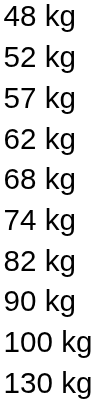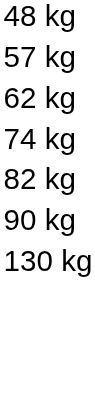- row: (40, 57)
- row: (40, 179)
- row: (48, 342)
